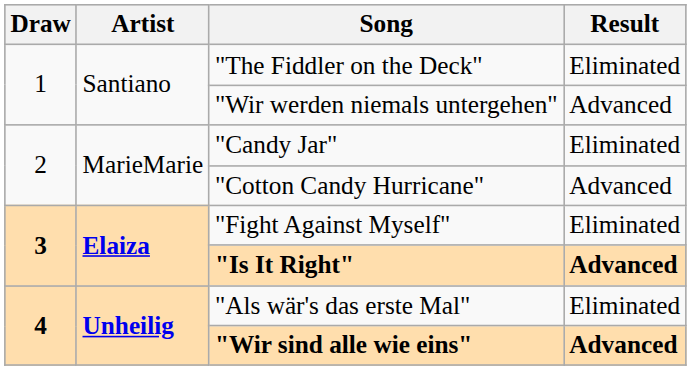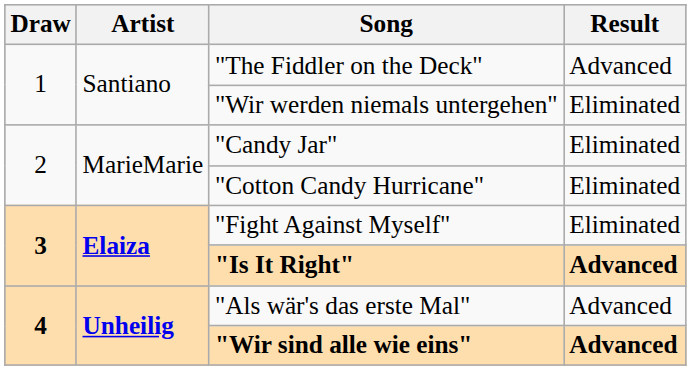(625, 64) Eliminated -> (621, 64) Advanced
(621, 104) Advanced -> (625, 104) Eliminated
(621, 184) Advanced -> (625, 184) Eliminated
(625, 305) Eliminated -> (621, 305) Advanced
